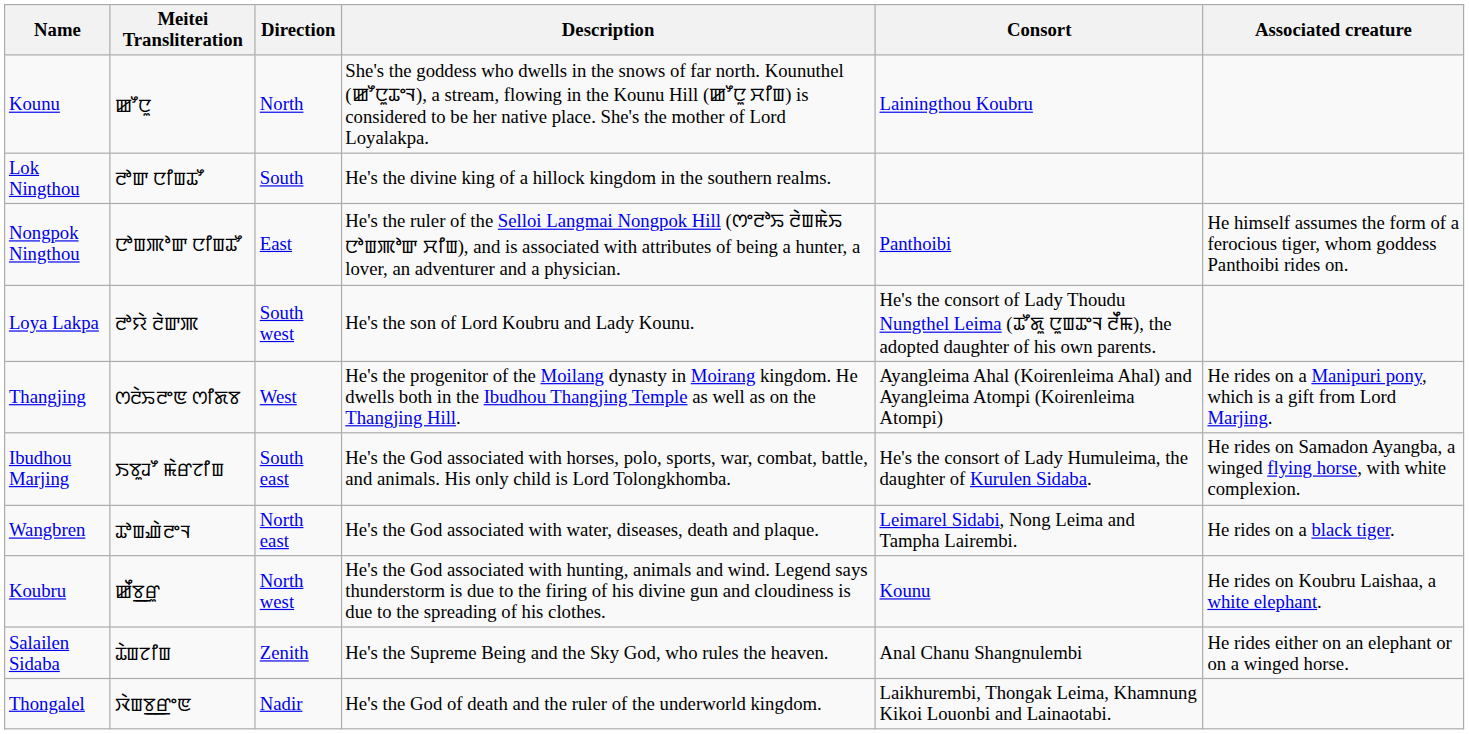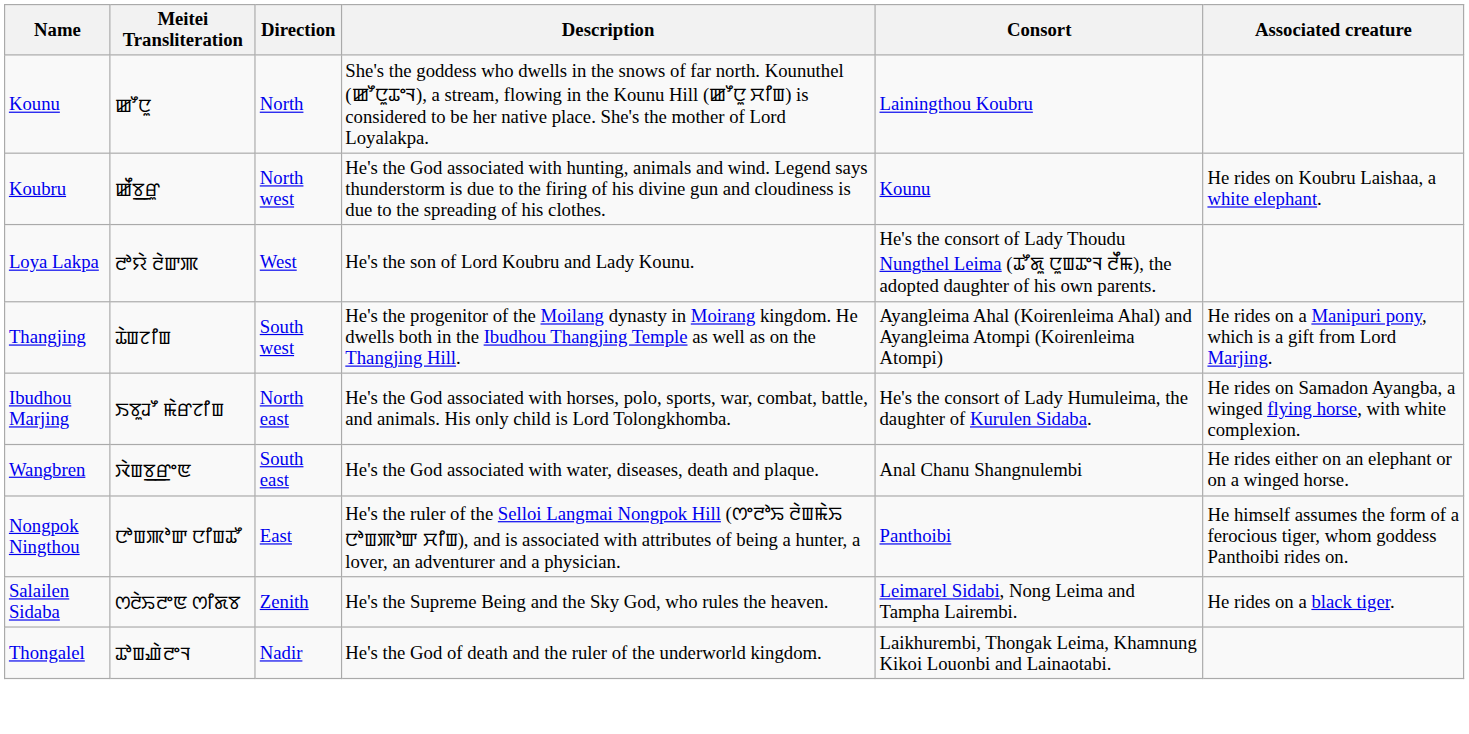- row: (44, 178)
rows swapped: (44, 244) <-> (38, 591)
(282, 322) South west -> (278, 262) West
(178, 398) ꯁꯂꯥꯢꯂꯦꯟ ꯁꯤꯗꯕ -> (143, 338) ꯊꯥꯡꯖꯤꯡ
(278, 397) West -> (282, 336) South west
(282, 468) South east -> (282, 408) North east
(153, 531) ꯊꯣꯡꯉꯥꯂꯦꯜ -> (153, 471) ꯋꯥꯡꯕ꯭ꯔꯦꯟ
(282, 530) North east -> (282, 470) South east
(1007, 530) Leimarel Sidabi, Nong Leima and Tampha Lairembi. -> (981, 470) Anal Chanu Shangnulembi
(1301, 530) He rides on a black tiger. -> (1330, 470) He rides either on an elephant or on a winged horse.
(143, 653) ꯊꯥꯡꯖꯤꯡ -> (178, 603) ꯁꯂꯥꯢꯂꯦꯟ ꯁꯤꯗꯕ
(981, 652) Anal Chanu Shangnulembi -> (1007, 602) Leimarel Sidabi, Nong Leima and Tampha Lairembi.
(1330, 652) He rides either on an elephant or on a winged horse. -> (1301, 602) He rides on a black tiger.
(153, 704) ꯋꯥꯡꯕ꯭ꯔꯦꯟ -> (153, 653) ꯊꯣꯡꯉꯥꯂꯦꯜ
